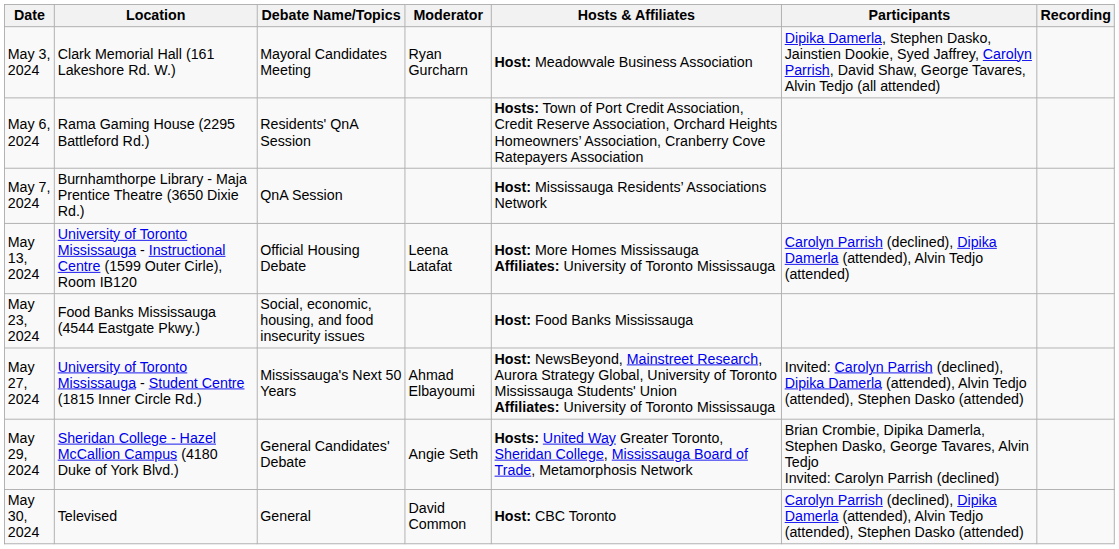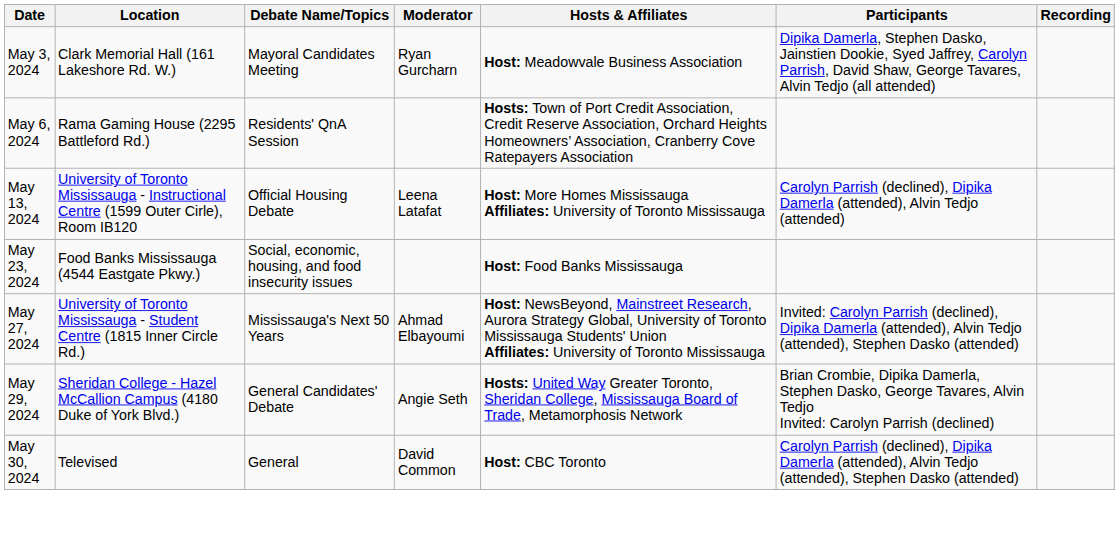- row: (29, 195)
